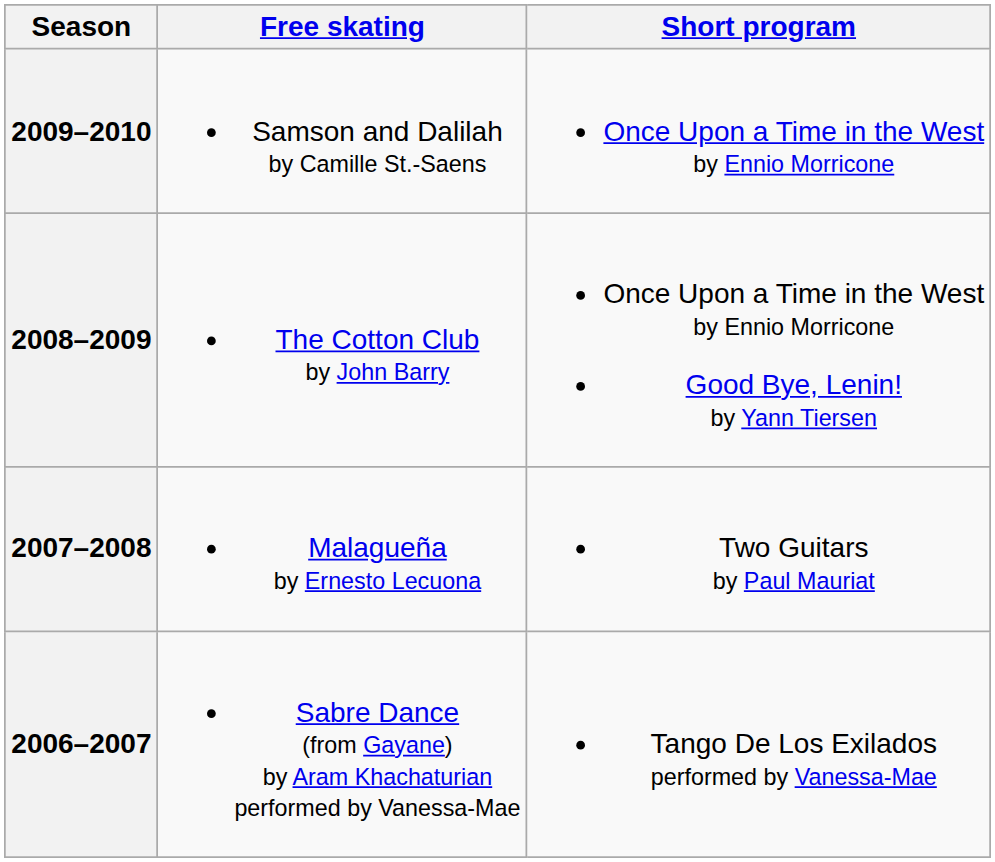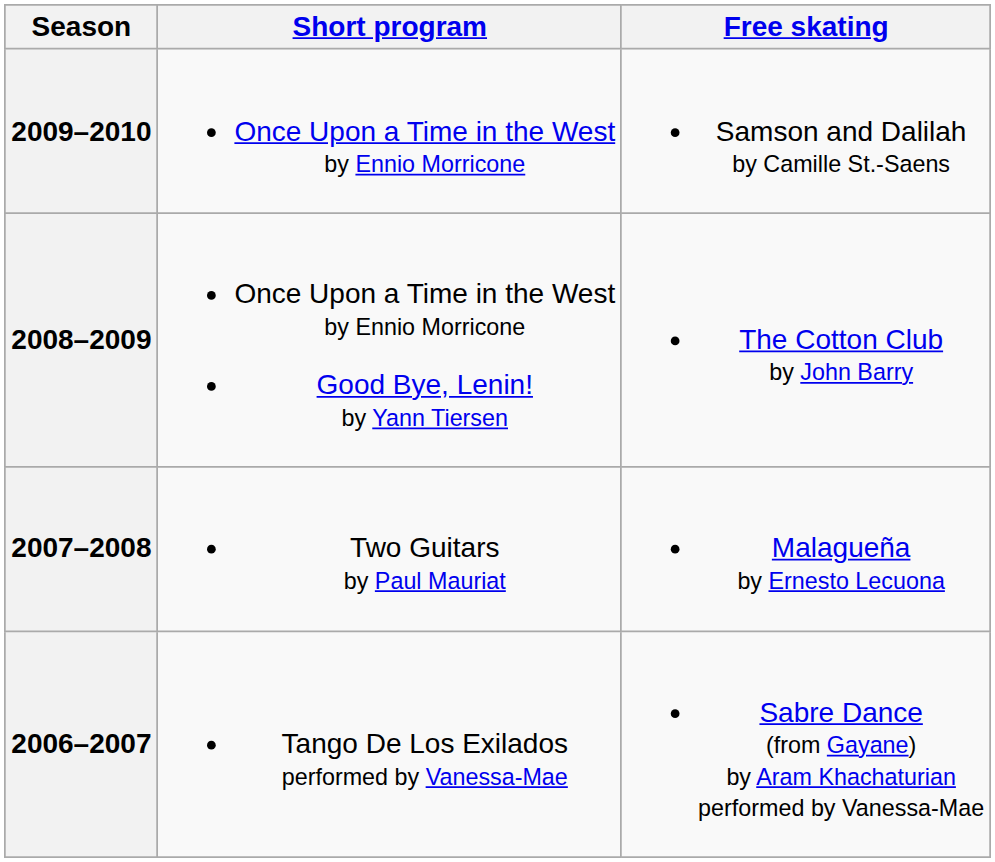columns swapped: (759, 26) <-> (342, 26)
